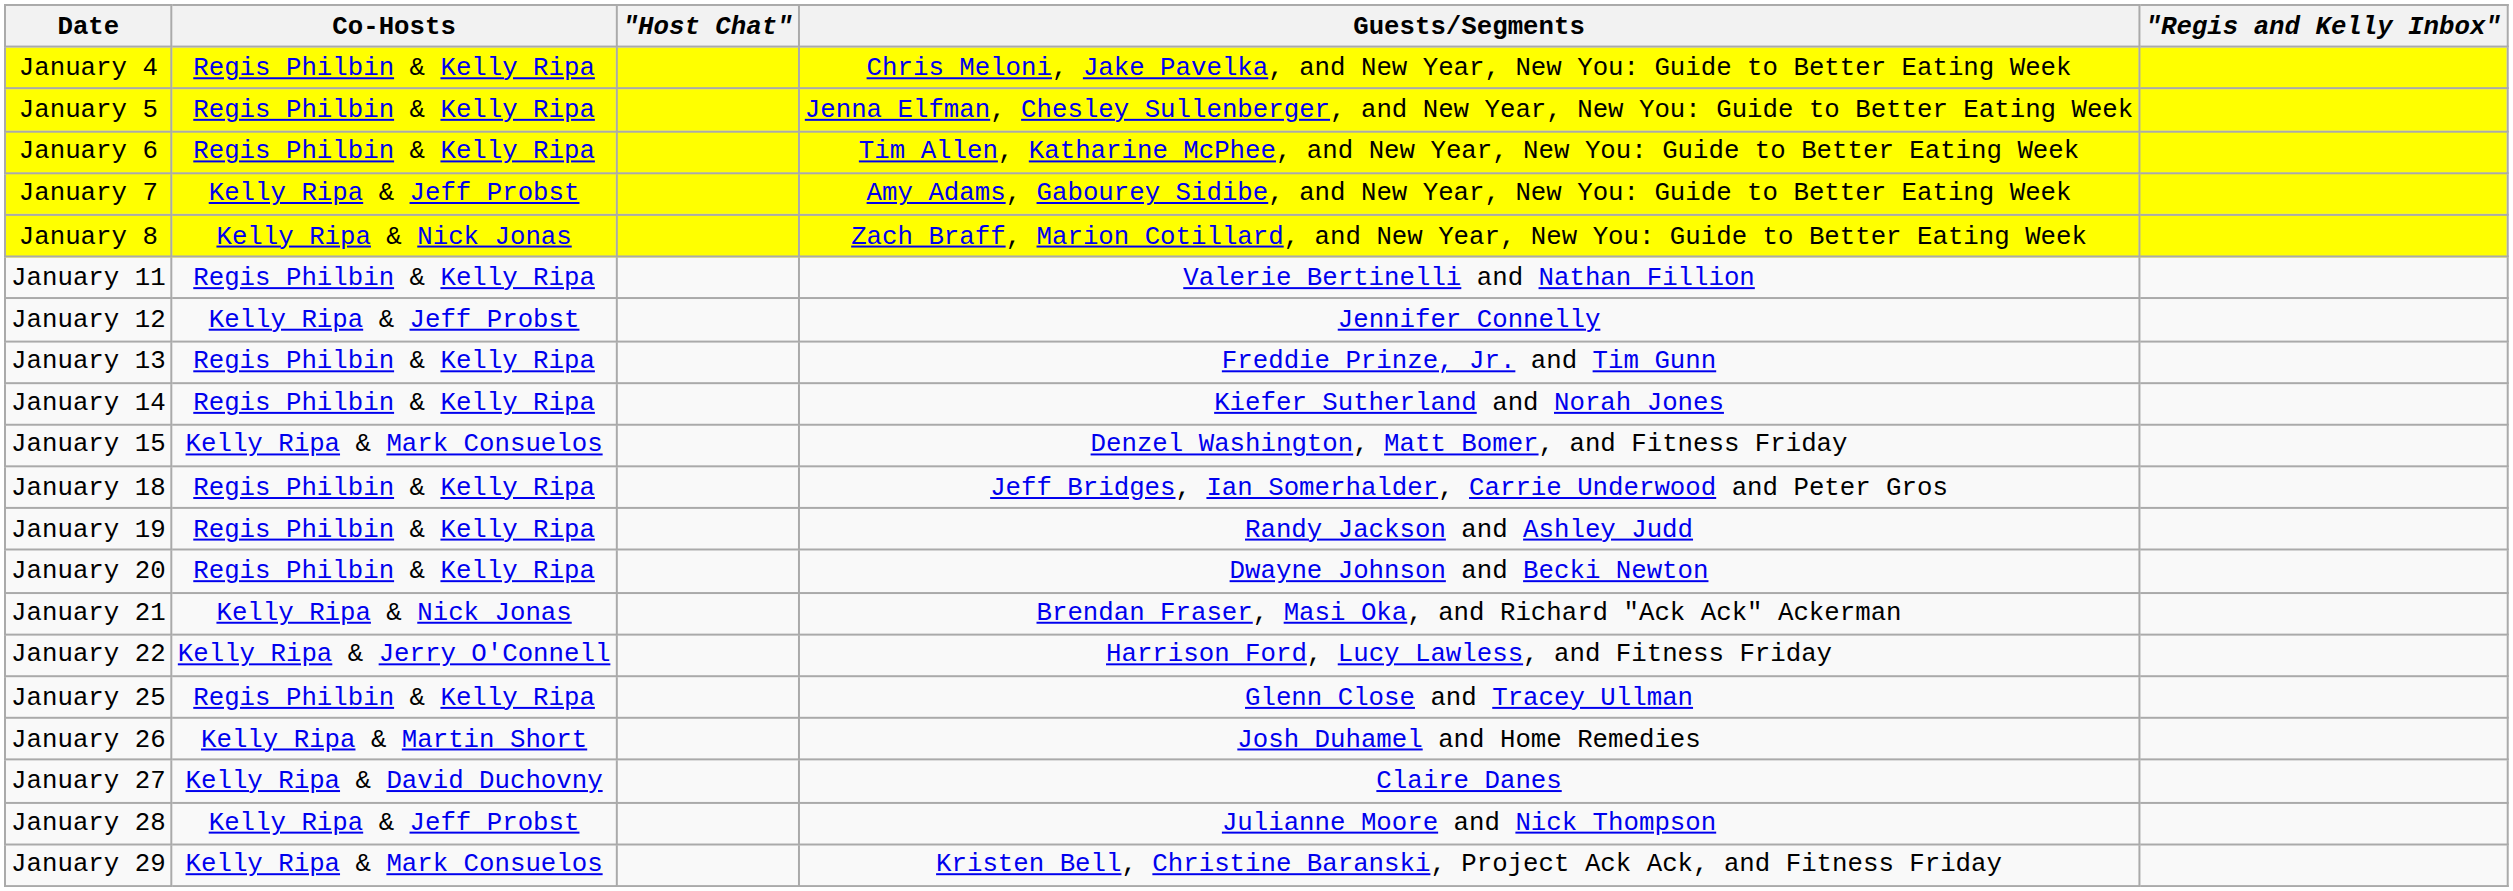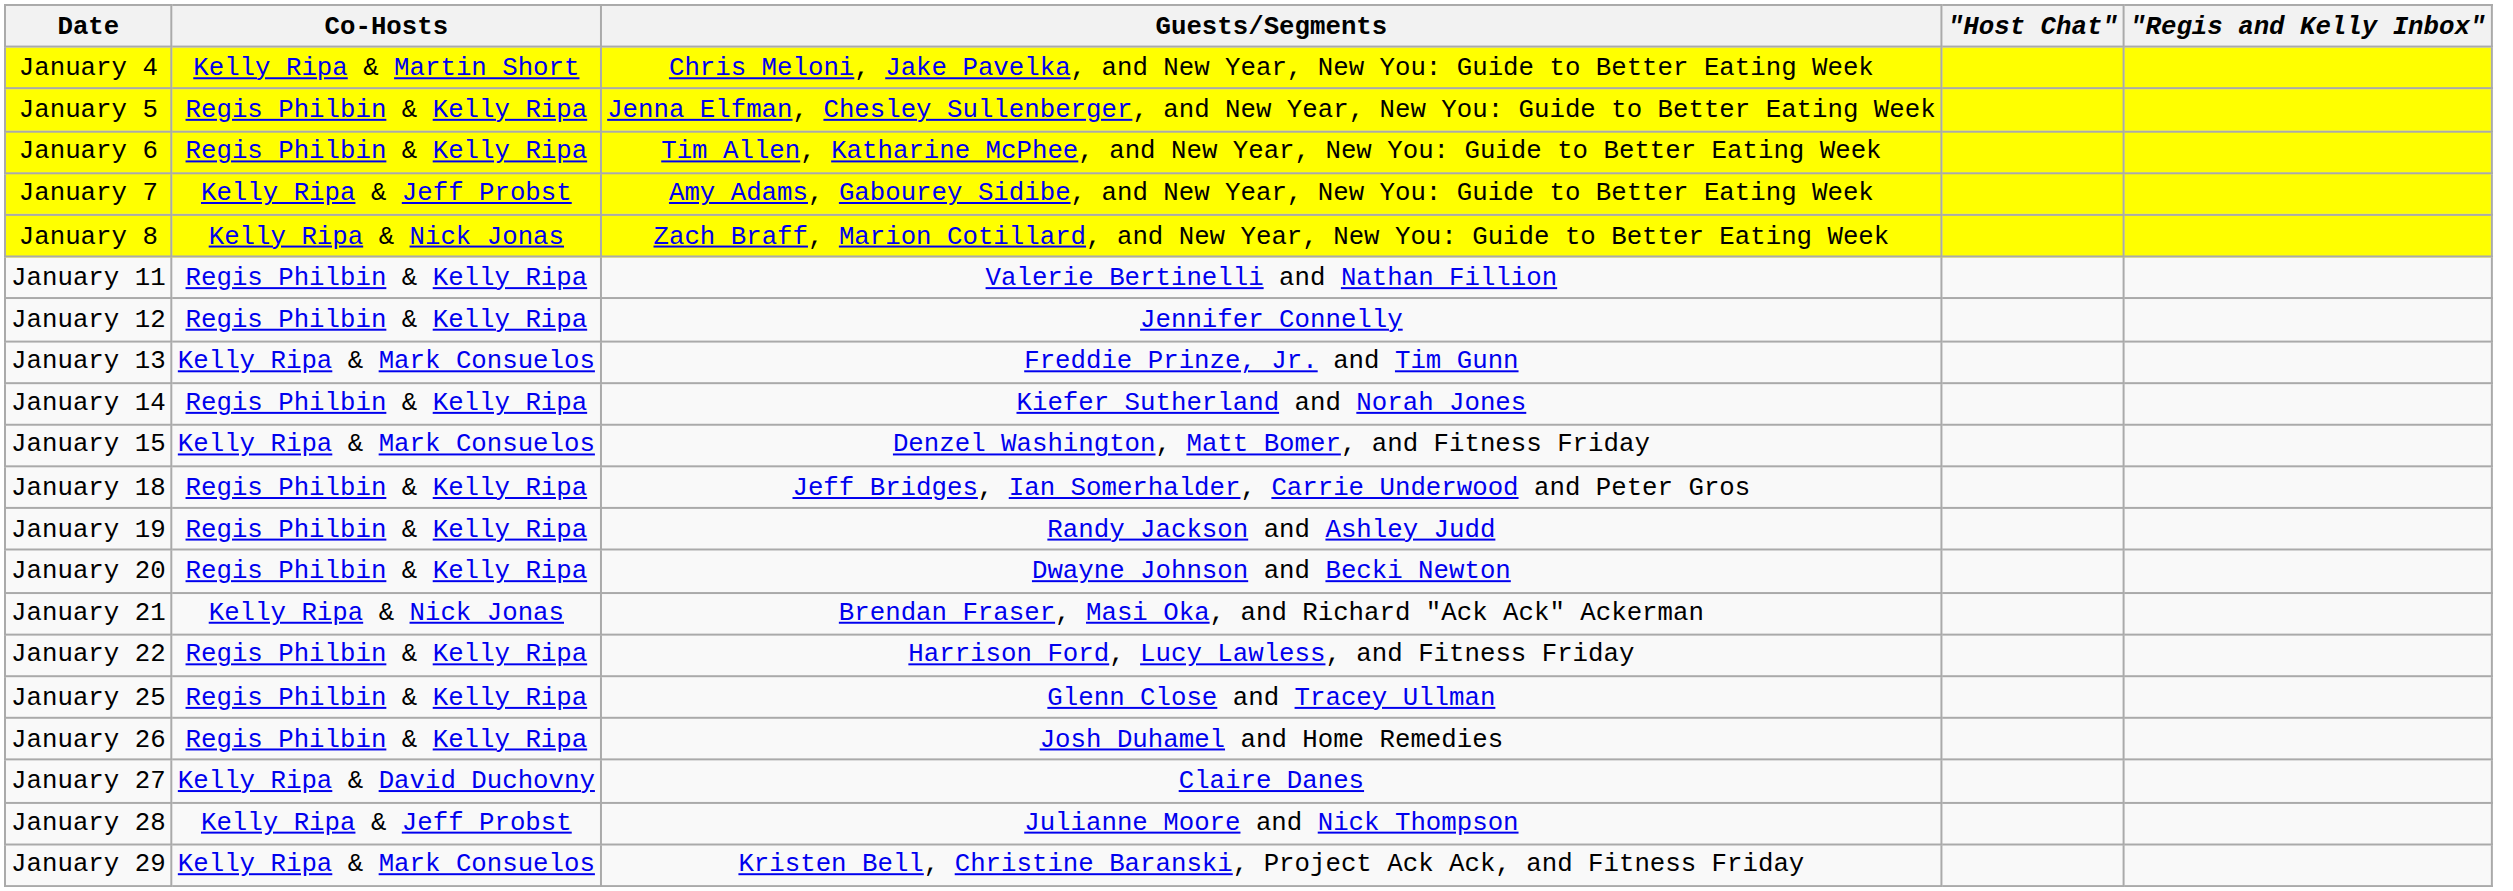columns swapped: (708, 26) <-> (1469, 26)
(394, 68) Regis Philbin & Kelly Ripa -> (386, 68) Kelly Ripa & Martin Short
(394, 320) Kelly Ripa & Jeff Probst -> (386, 320) Regis Philbin & Kelly Ripa
(394, 362) Regis Philbin & Kelly Ripa -> (386, 362) Kelly Ripa & Mark Consuelos
(394, 655) Kelly Ripa & Jerry O'Connell -> (386, 655) Regis Philbin & Kelly Ripa
(394, 739) Kelly Ripa & Martin Short -> (386, 739) Regis Philbin & Kelly Ripa
